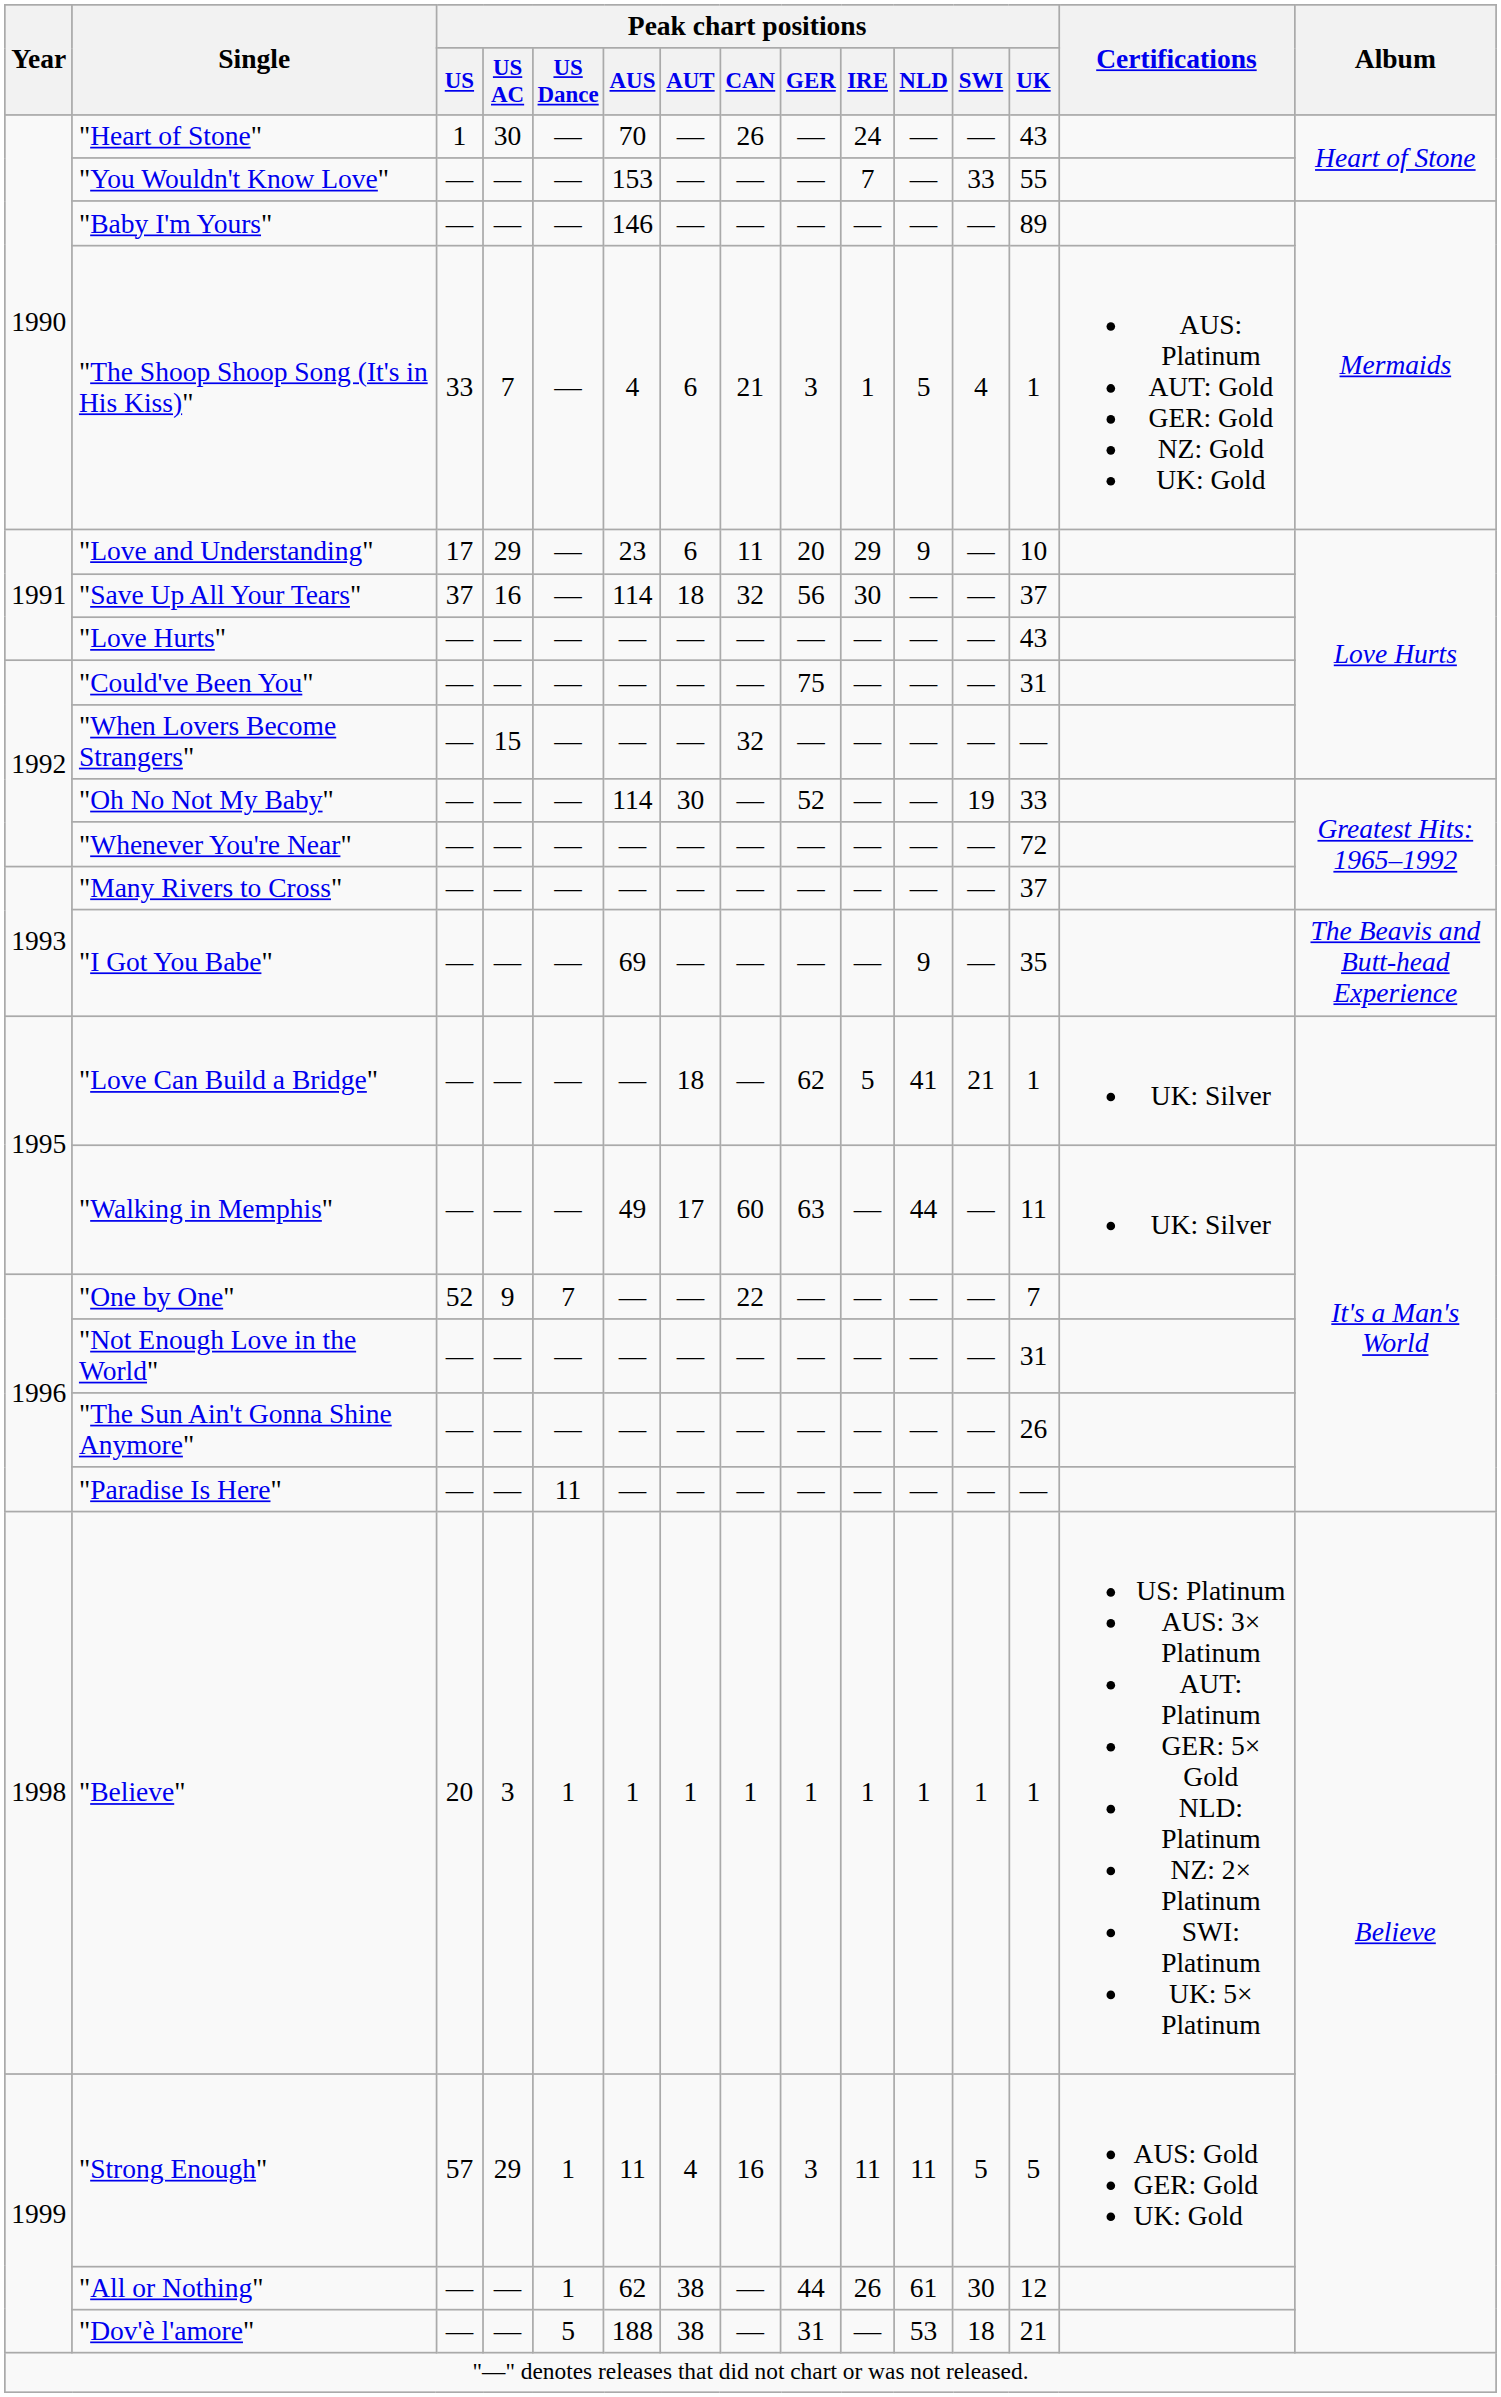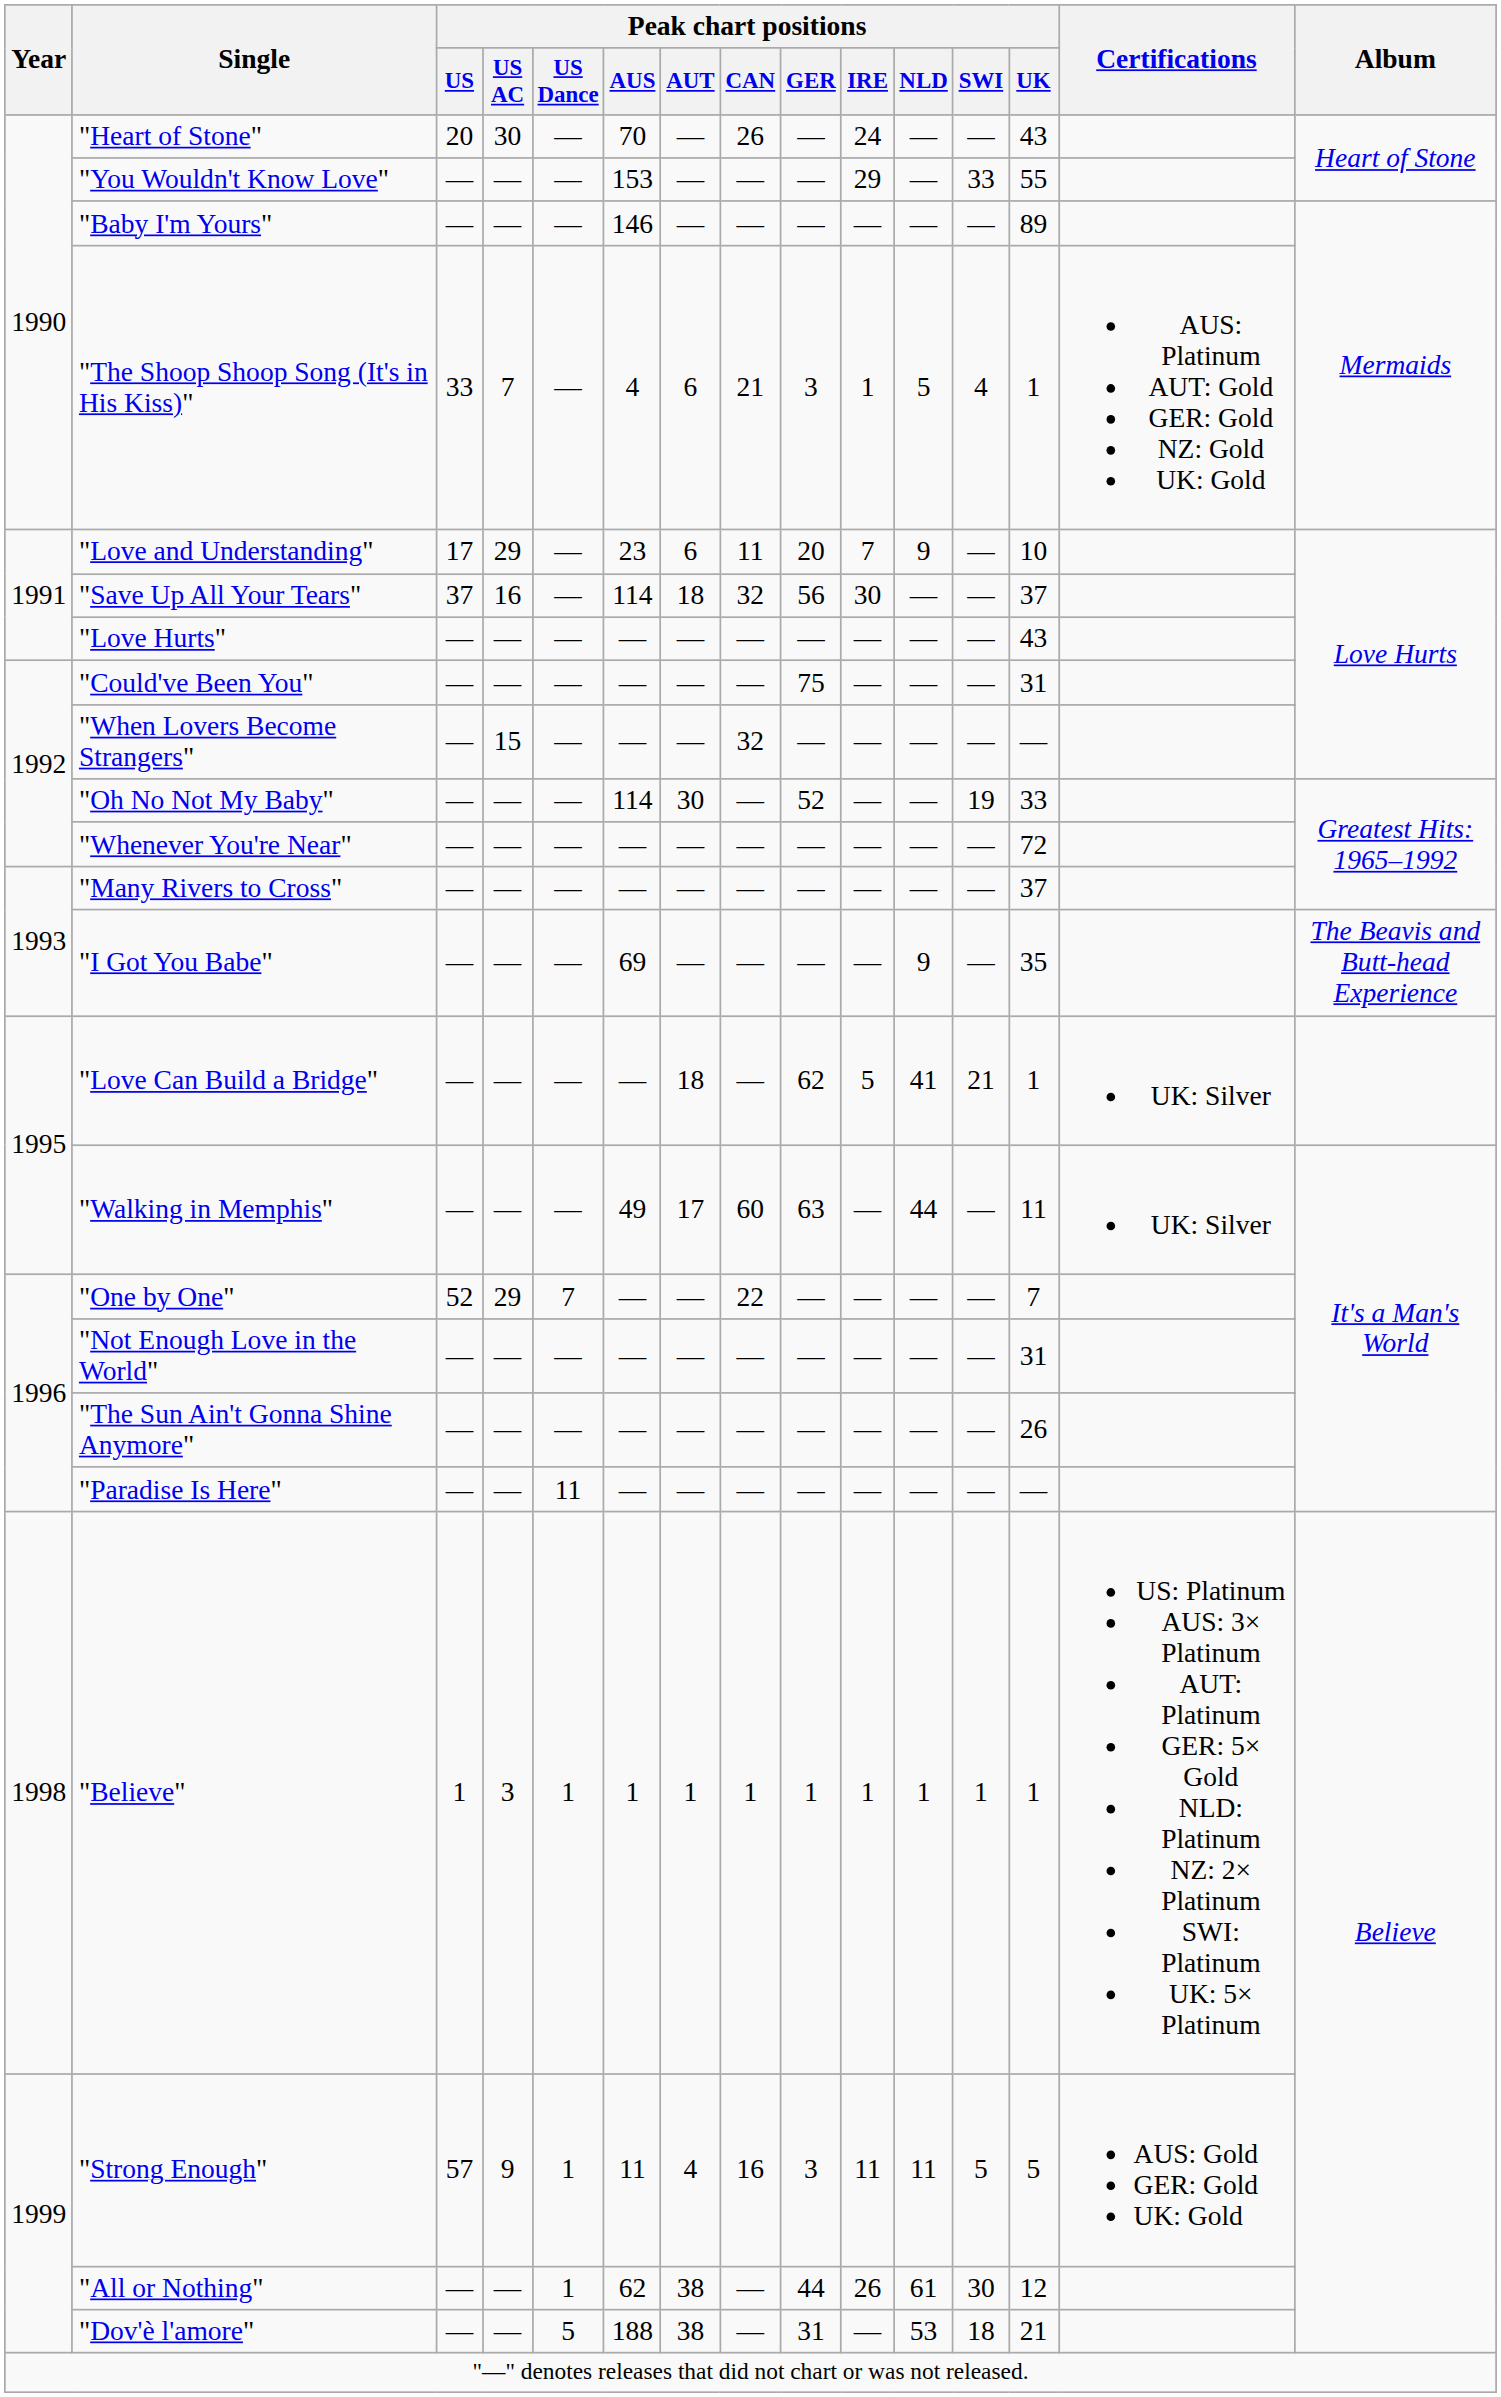(459, 135) 1 -> (459, 135) 20
(868, 179) 7 -> (868, 179) 29
(868, 551) 29 -> (868, 551) 7
(508, 1296) 9 -> (508, 1296) 29
(459, 1792) 20 -> (459, 1792) 1
(508, 2169) 29 -> (508, 2169) 9
